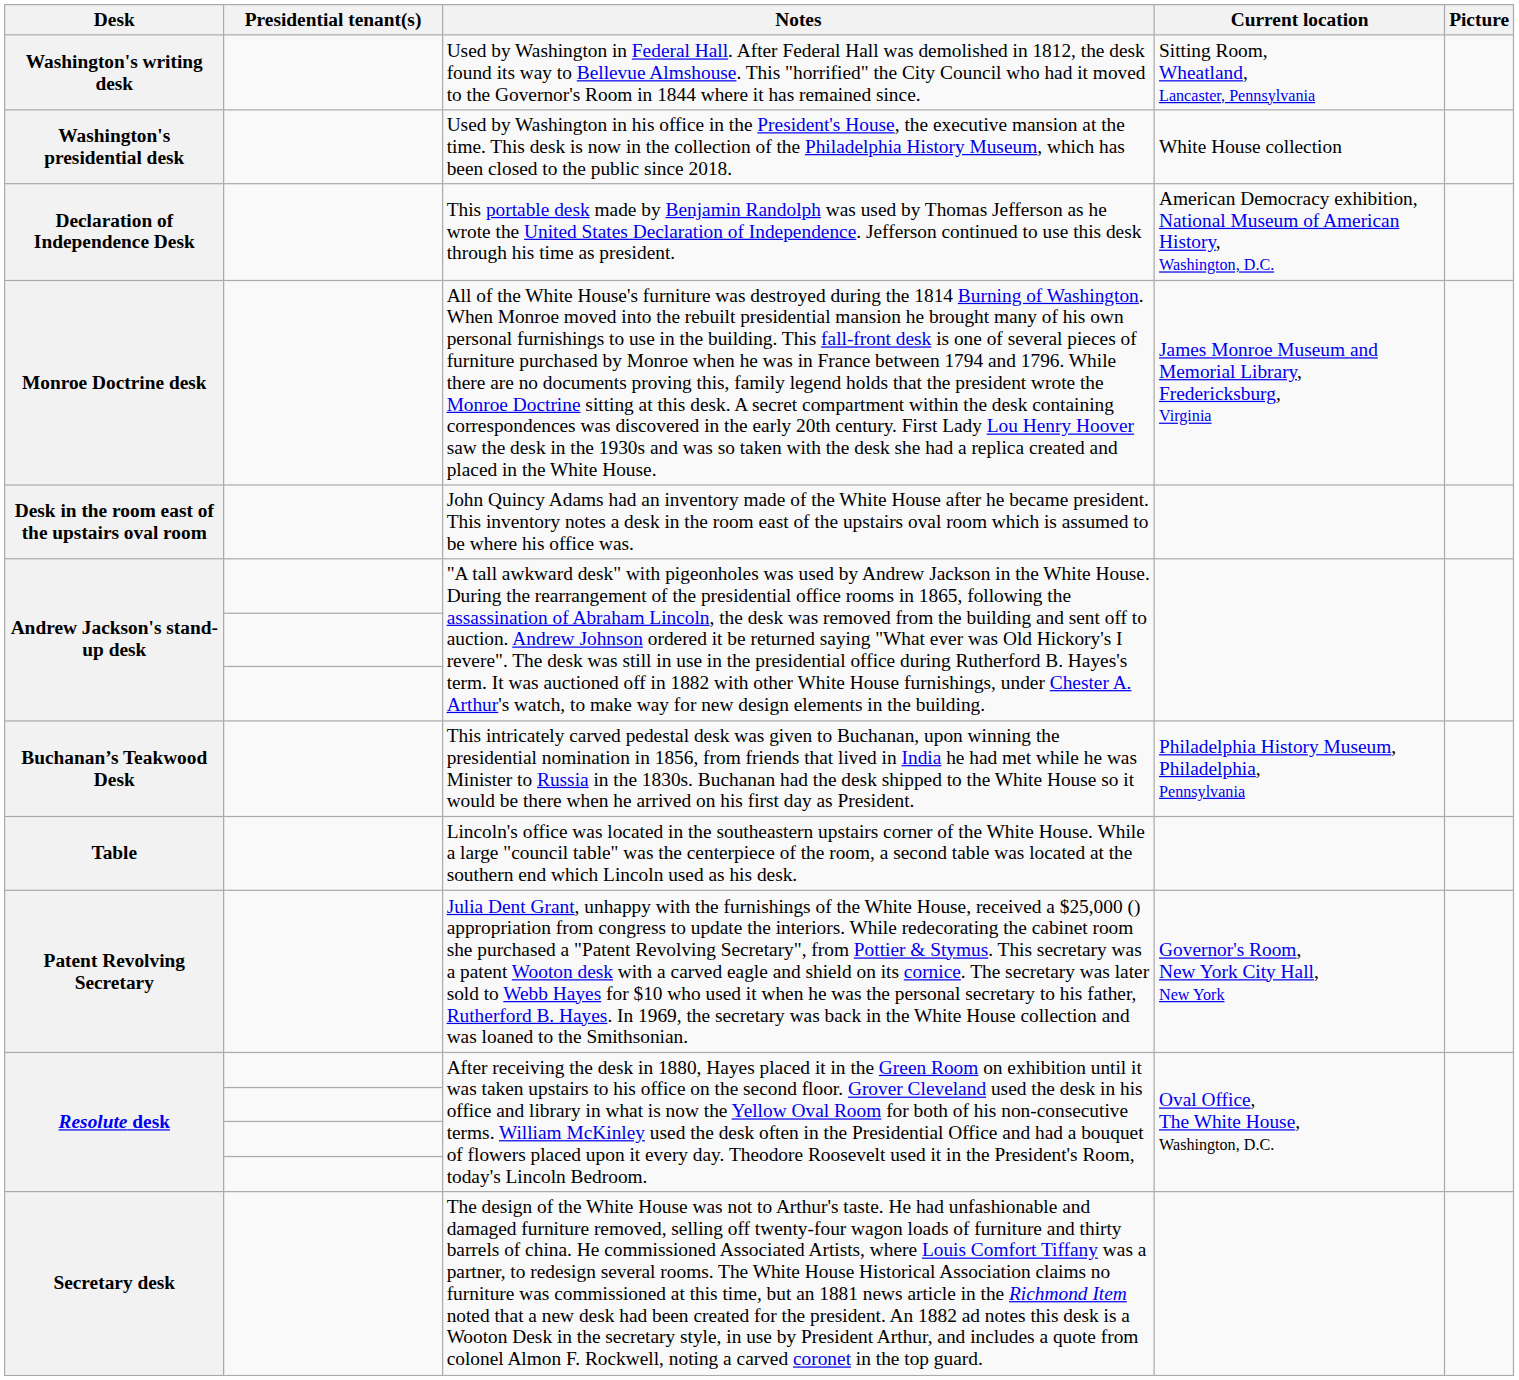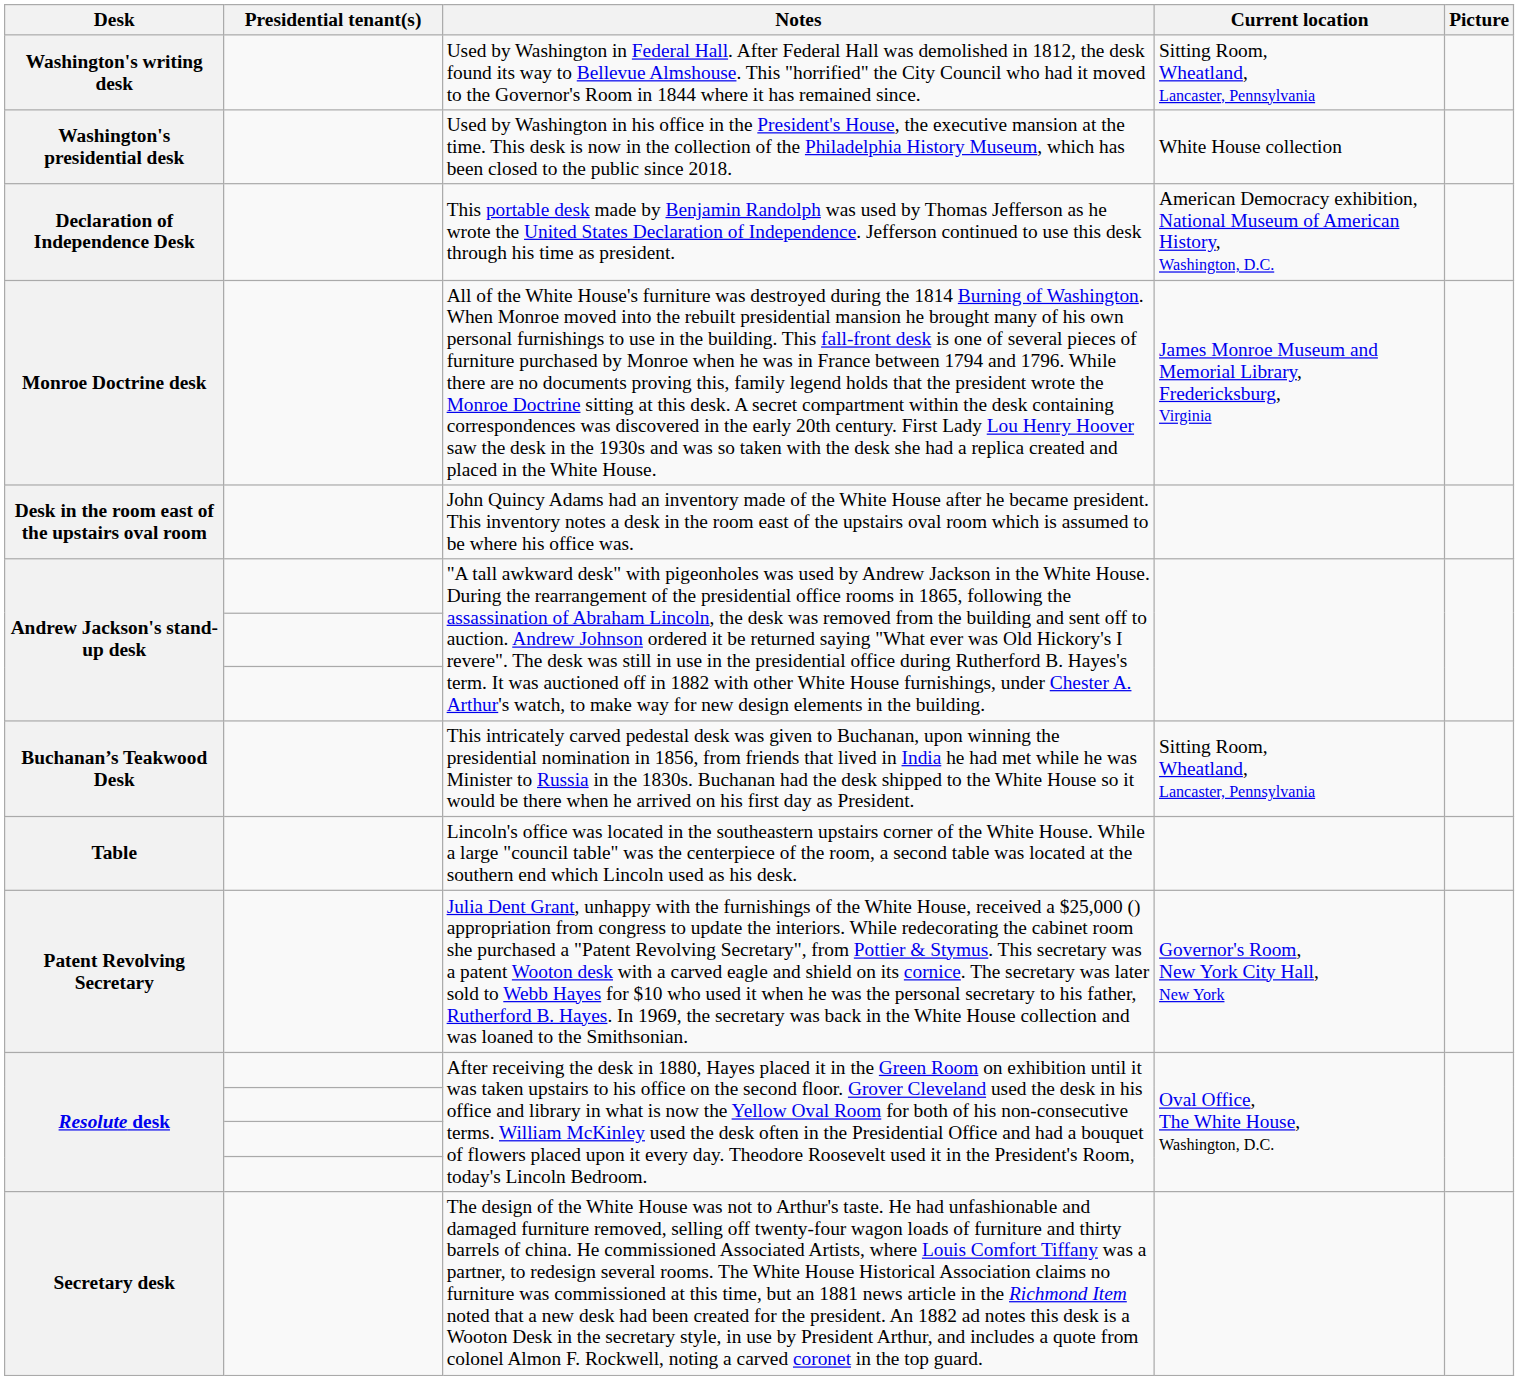(1278, 768) Philadelphia History Museum, Philadelphia, Pennsylvania -> (1237, 768) Sitting Room, Wheatland, Lancaster, Pennsylvania
